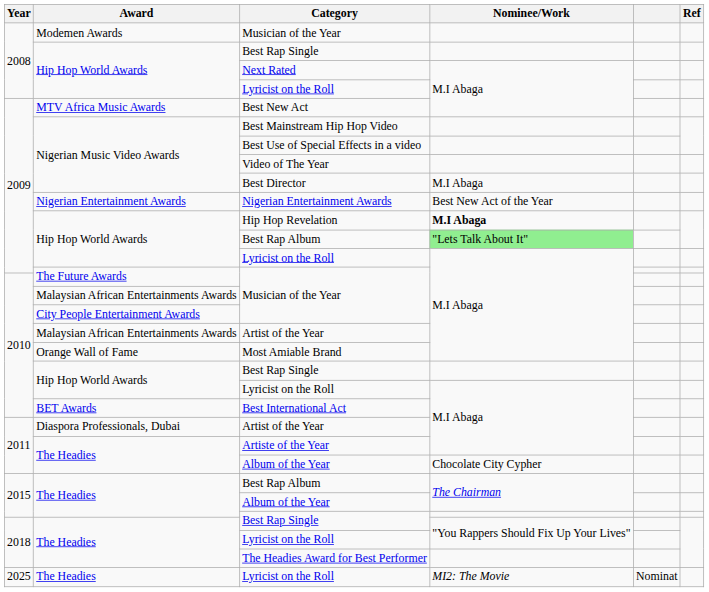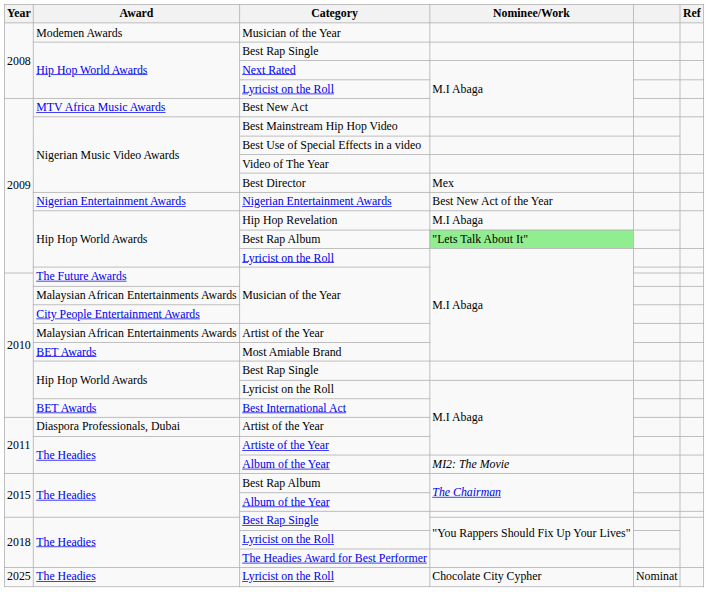(458, 182) M.I Abaga -> (443, 182) Mex
(459, 220) bold -> (458, 220) normal
(87, 351) Orange Wall of Fame -> (66, 351) BET Awards
(487, 464) Chocolate City Cypher -> (471, 464) MI2: The Movie
(471, 577) MI2: The Movie -> (487, 577) Chocolate City Cypher
